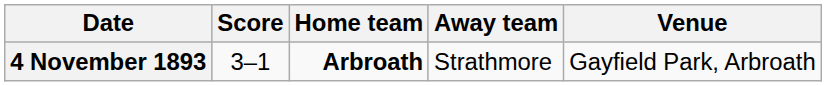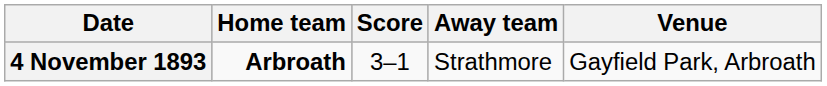columns swapped: (359, 23) <-> (251, 23)
